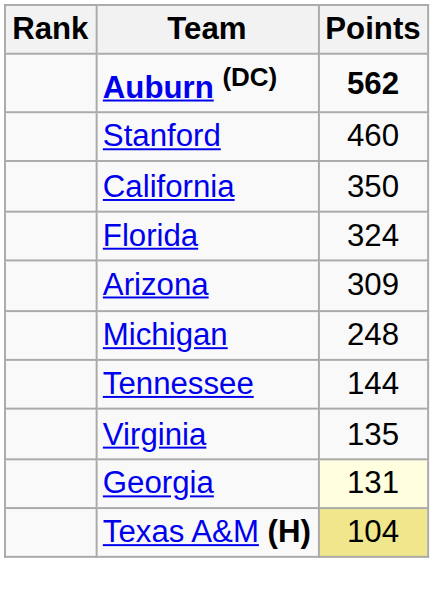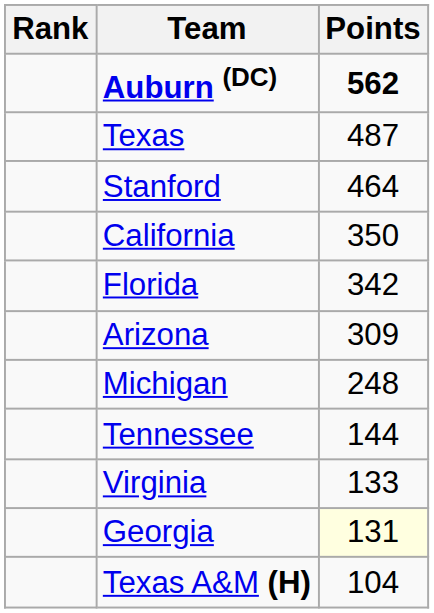+ row: (144, 136)
(373, 136) 460 -> (373, 186) 464
(373, 235) 324 -> (373, 285) 342
(373, 433) 135 -> (373, 483) 133
(373, 532) khaki background -> (373, 581) no background
